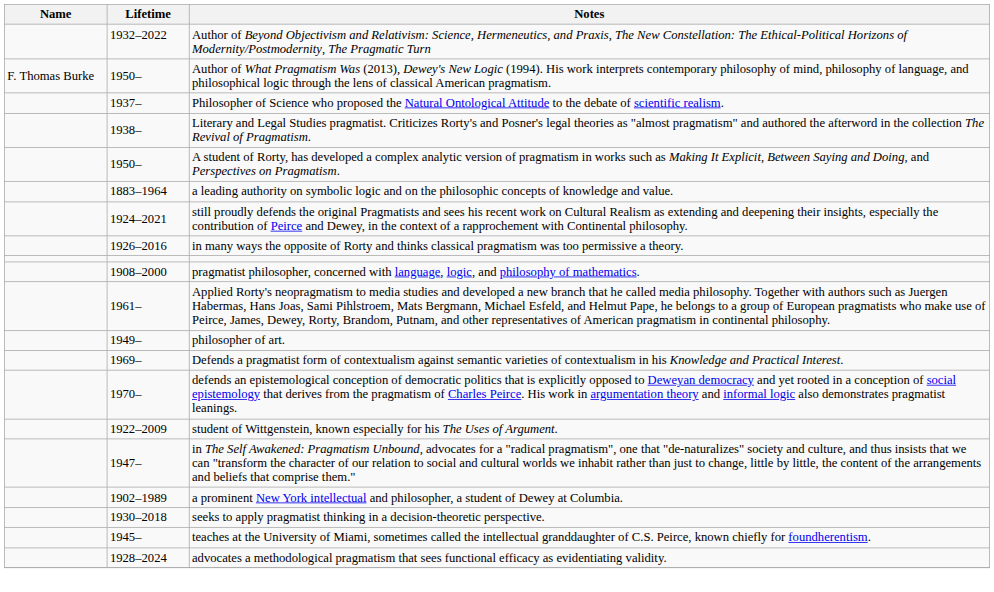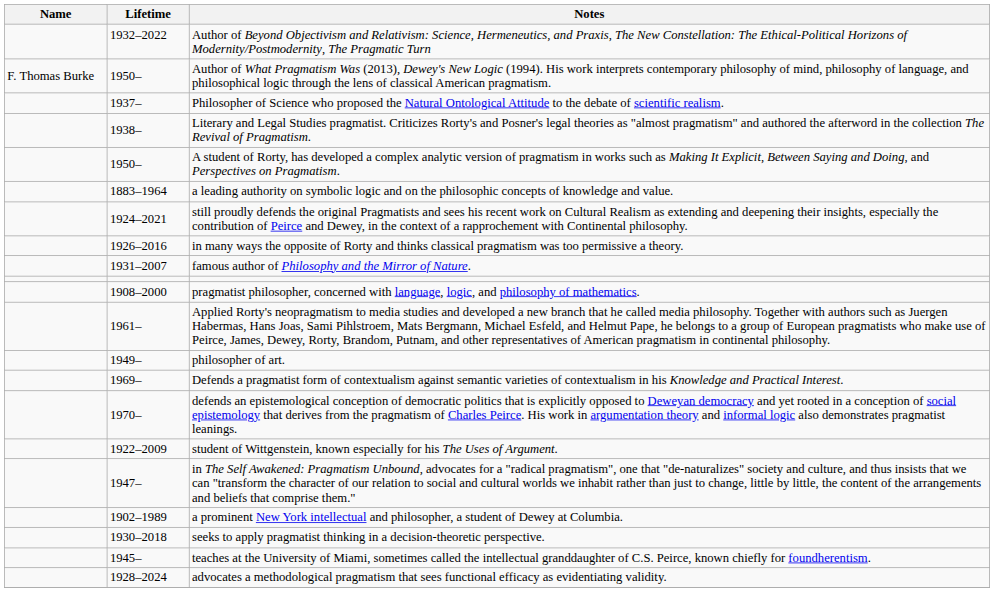+ row: (138, 266)
